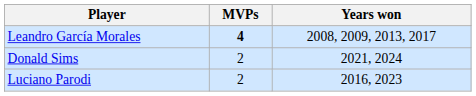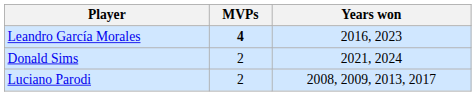(371, 36) 2008, 2009, 2013, 2017 -> (371, 36) 2016, 2023
(371, 79) 2016, 2023 -> (371, 79) 2008, 2009, 2013, 2017
